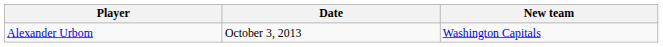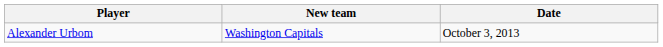columns swapped: (549, 13) <-> (331, 13)
